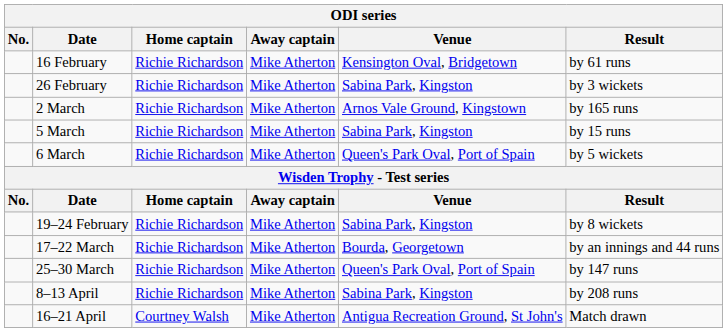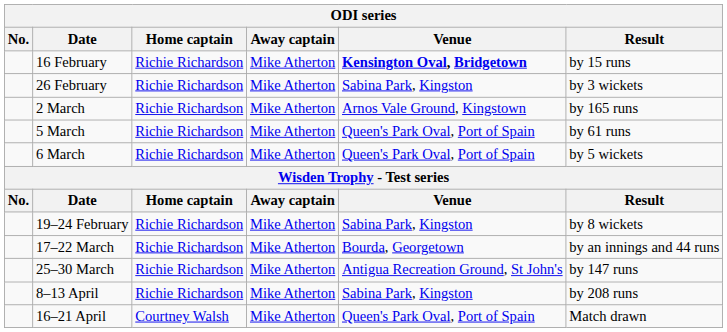(430, 62) normal -> (434, 62) bold
(600, 62) by 61 runs -> (600, 62) by 15 runs
(407, 131) Sabina Park, Kingston -> (438, 131) Queen's Park Oval, Port of Spain
(600, 131) by 15 runs -> (600, 131) by 61 runs
(438, 270) Queen's Park Oval, Port of Spain -> (452, 270) Antigua Recreation Ground, St John's
(452, 316) Antigua Recreation Ground, St John's -> (438, 316) Queen's Park Oval, Port of Spain
